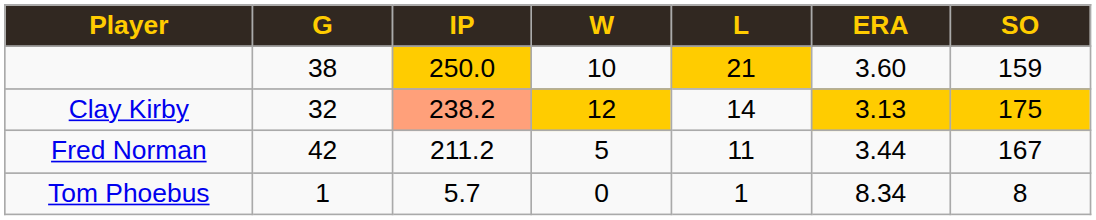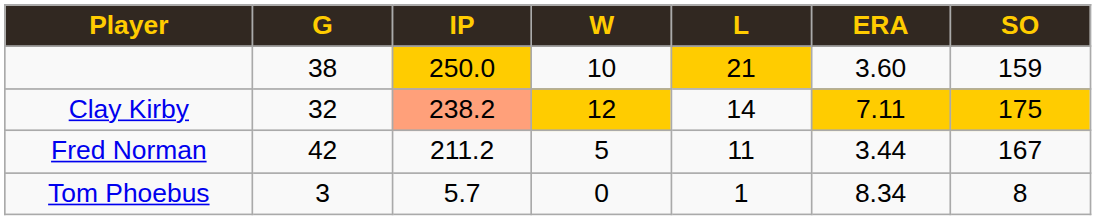(881, 109) 3.13 -> (881, 109) 7.11
(323, 192) 1 -> (323, 192) 3
